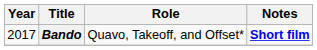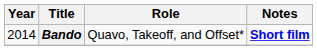(22, 34) 2017 -> (22, 34) 2014
